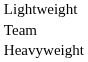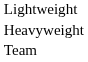rows swapped: (44, 50) <-> (20, 29)
